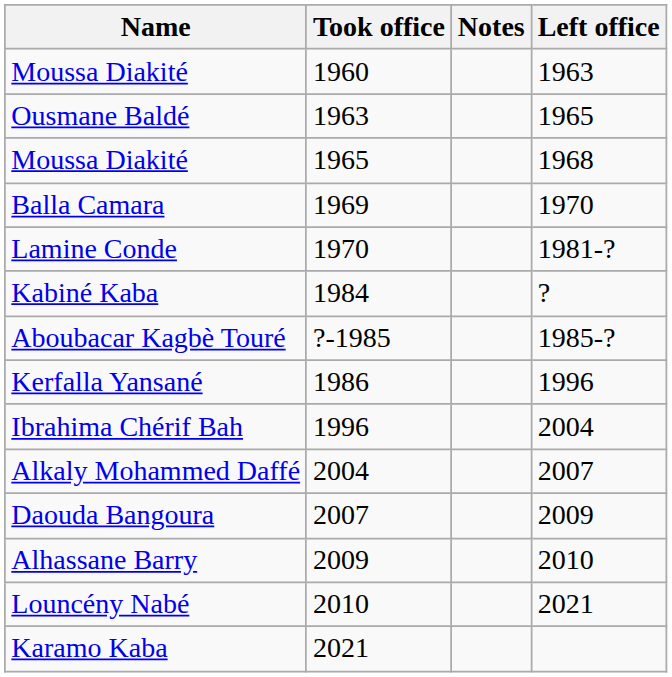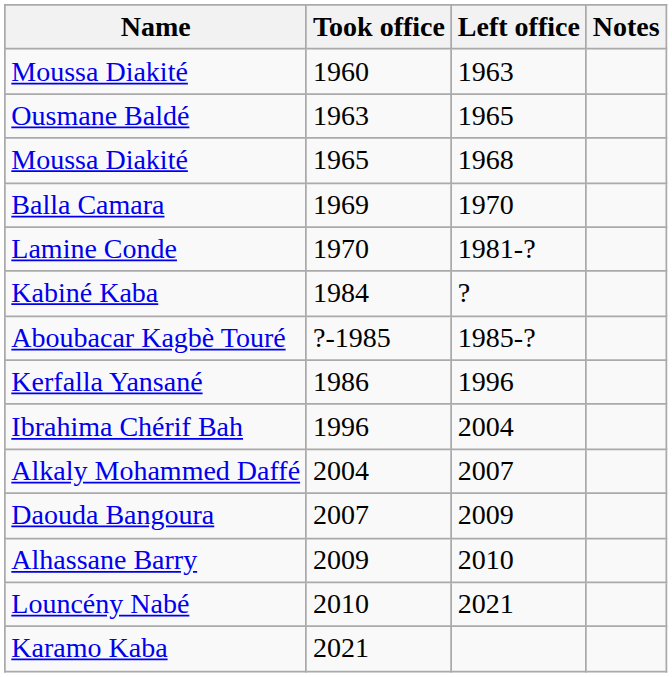columns swapped: (599, 26) <-> (491, 26)
